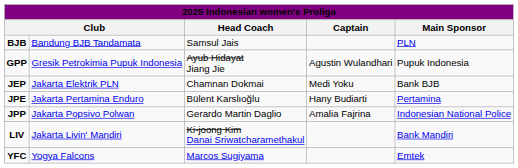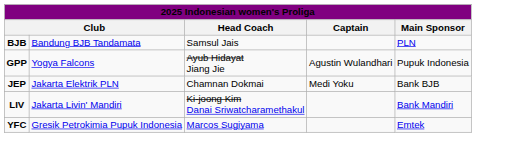(107, 63) Gresik Petrokimia Pupuk Indonesia -> (63, 63) Yogya Falcons
- row: (17, 99)
- row: (17, 115)
(63, 156) Yogya Falcons -> (107, 125) Gresik Petrokimia Pupuk Indonesia
